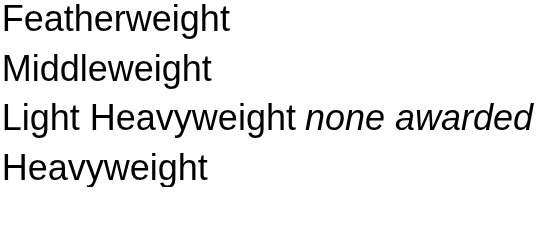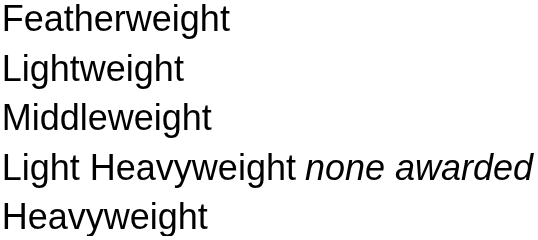+ row: (93, 68)
